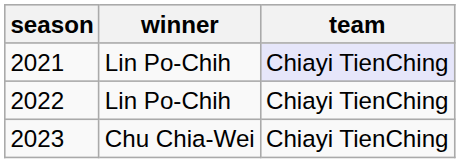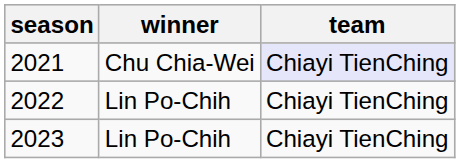(168, 62) Lin Po-Chih -> (180, 62) Chu Chia-Wei
(180, 139) Chu Chia-Wei -> (168, 139) Lin Po-Chih
